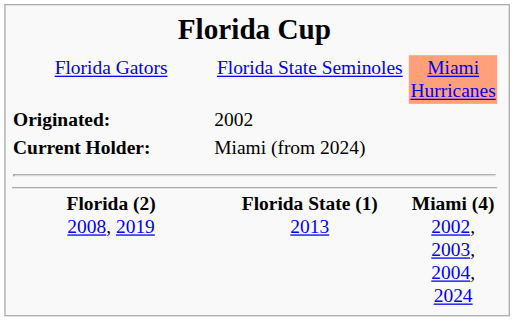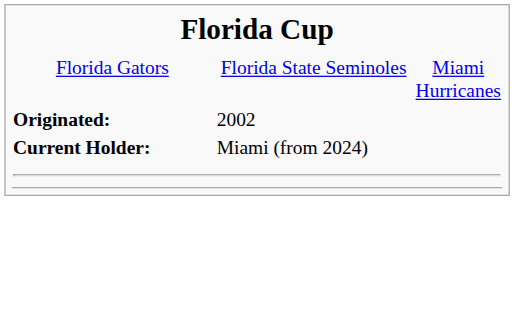(453, 79) lightsalmon background -> (458, 79) no background
- row: (111, 215)
